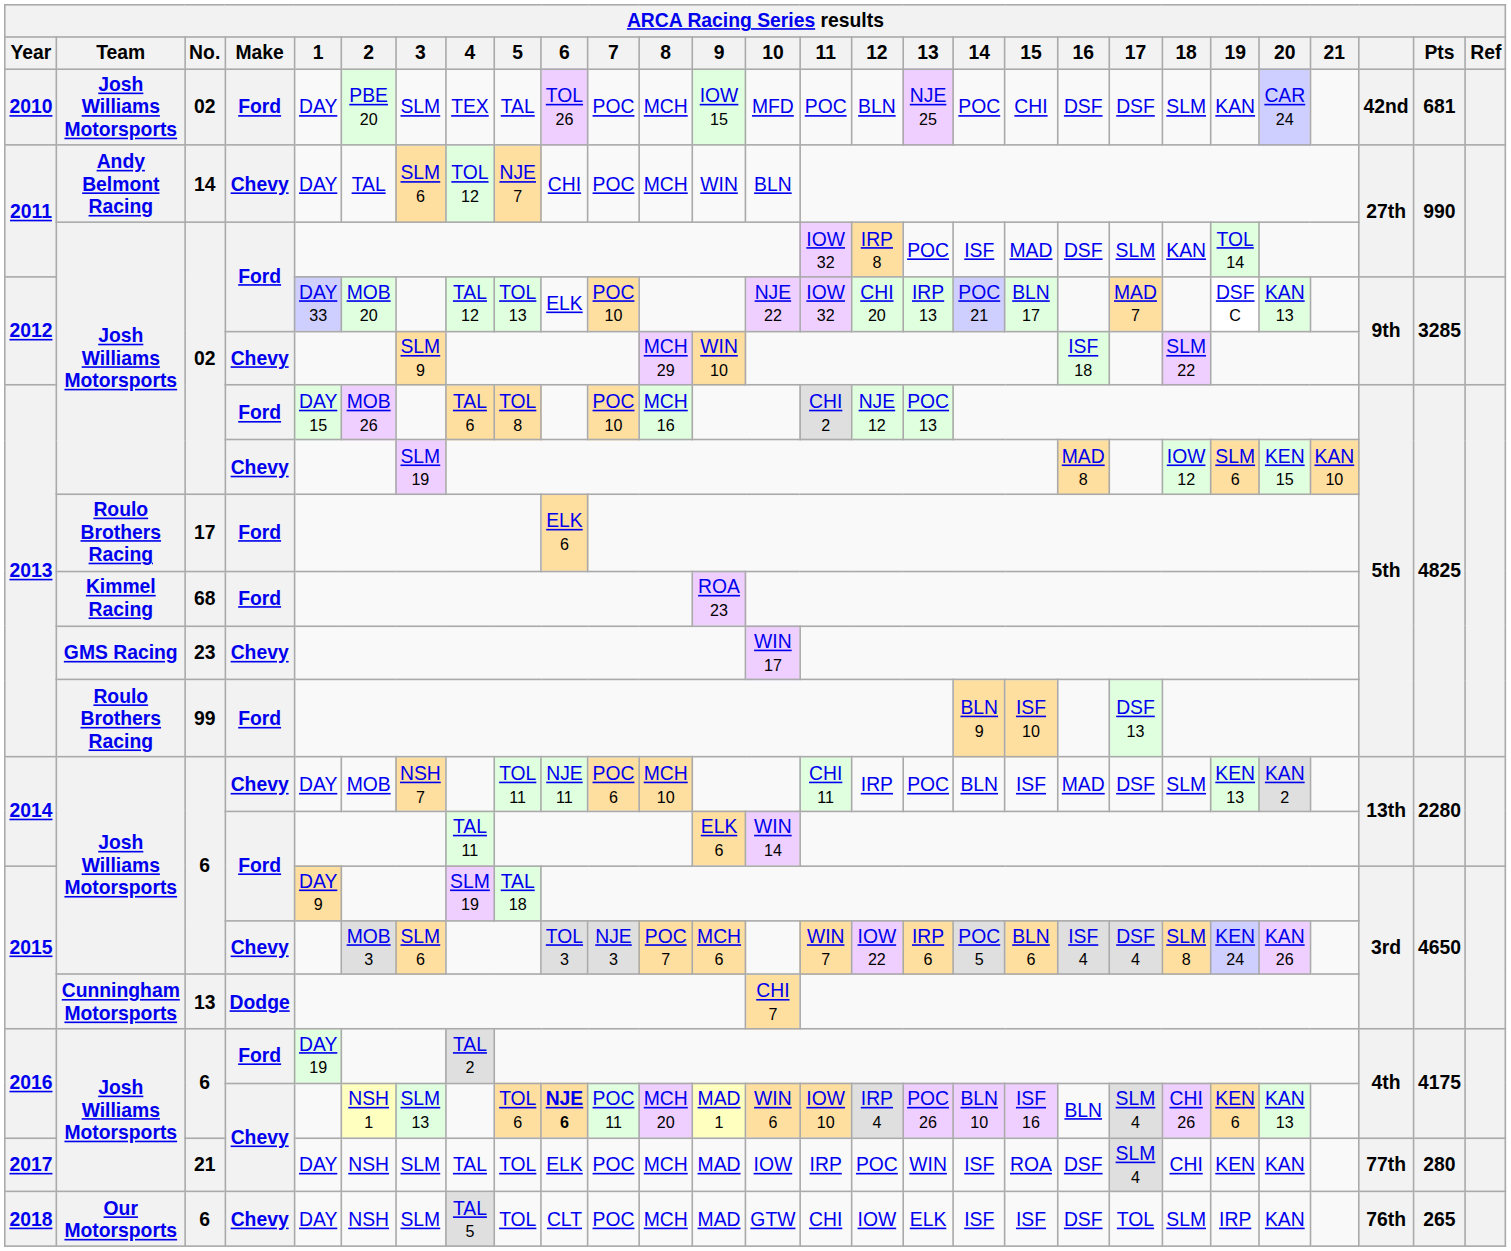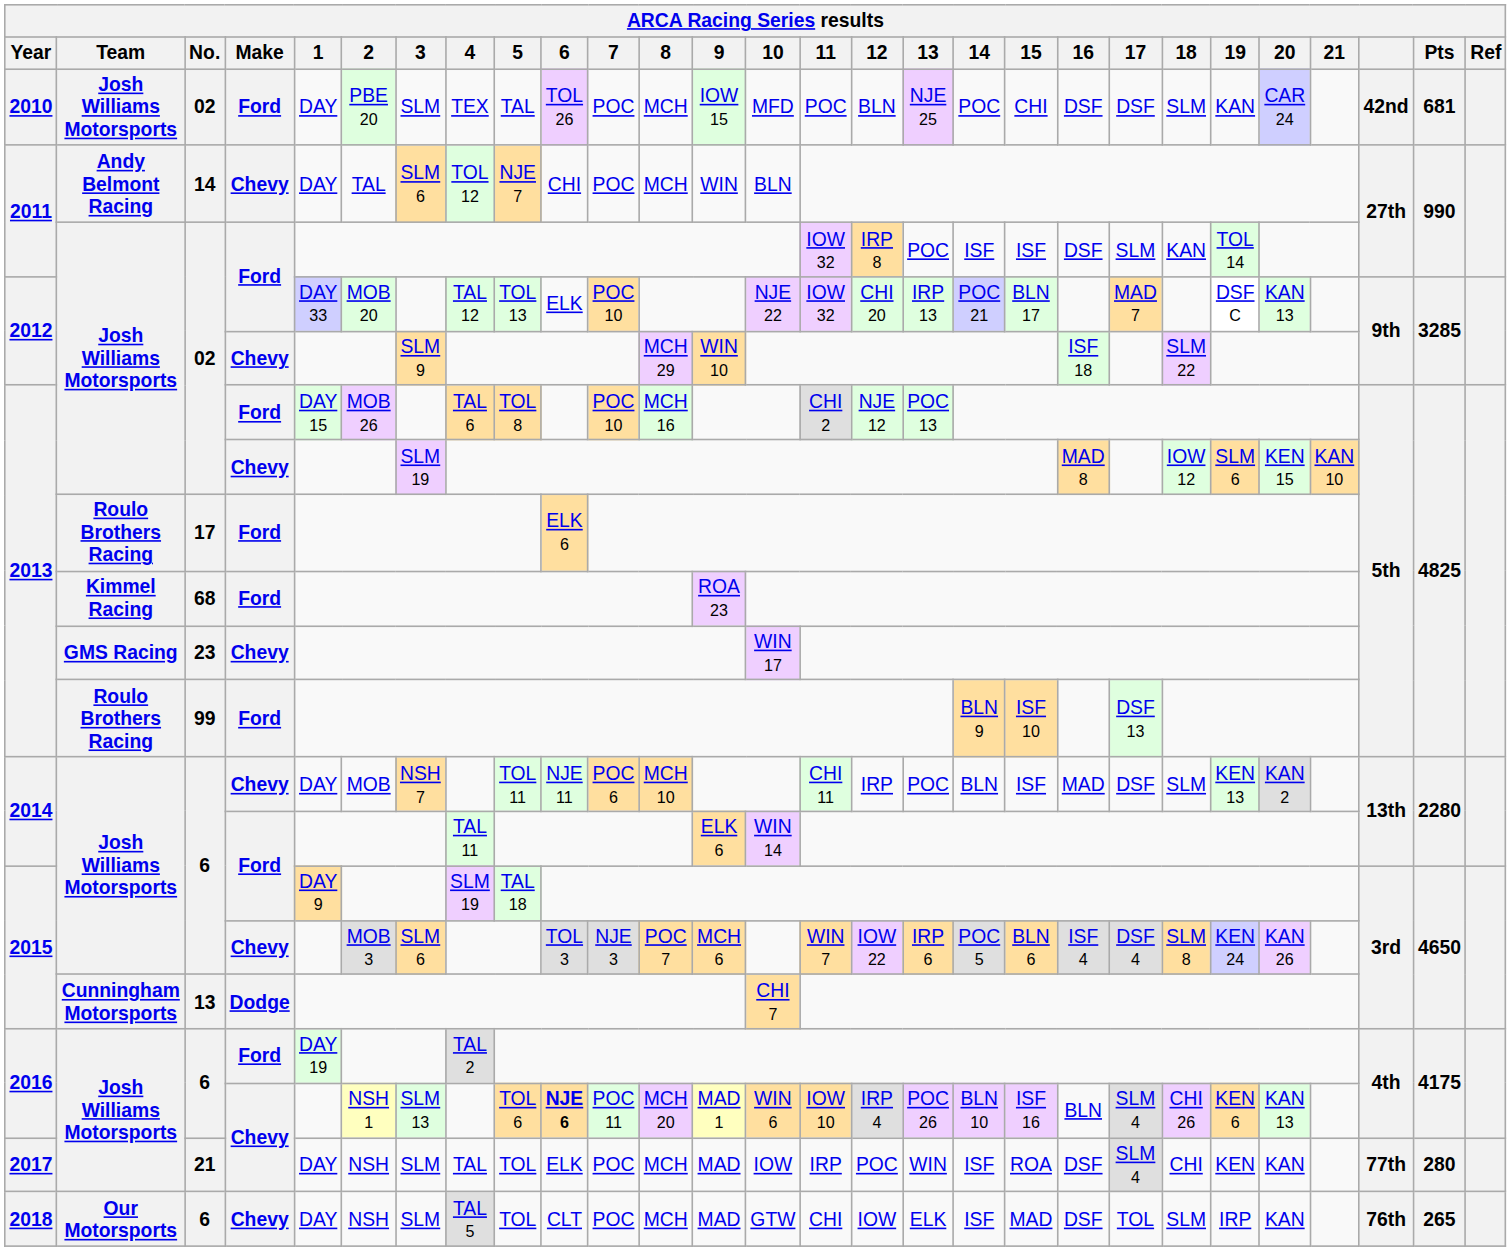(1031, 250) MAD -> (1031, 250) ISF
(1031, 1219) ISF -> (1031, 1219) MAD
